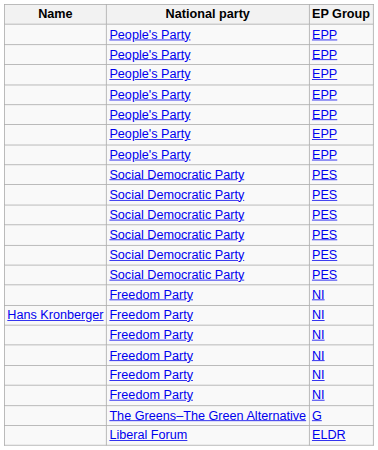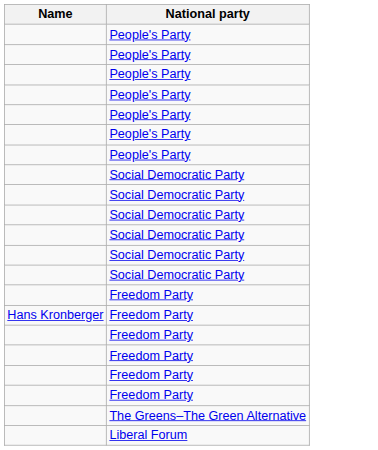- column: (341, 14)
